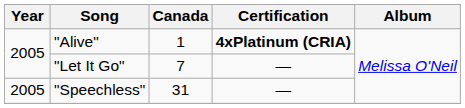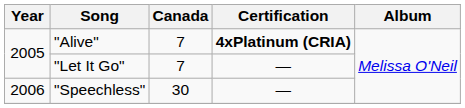(180, 41) 1 -> (180, 41) 7
(27, 90) 2005 -> (27, 90) 2006
(180, 90) 31 -> (180, 90) 30
